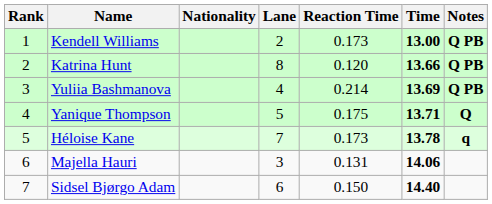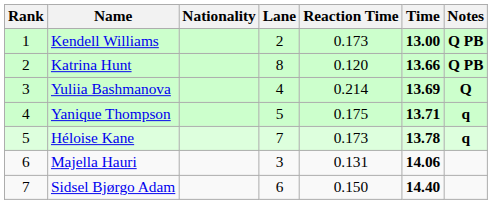(466, 89) Q PB -> (466, 89) Q
(466, 114) Q -> (466, 114) q
